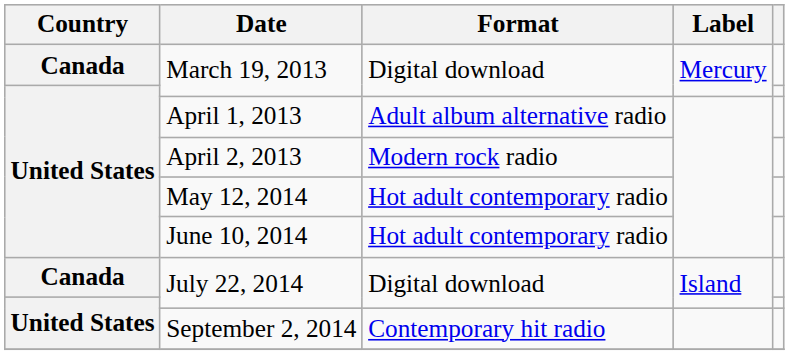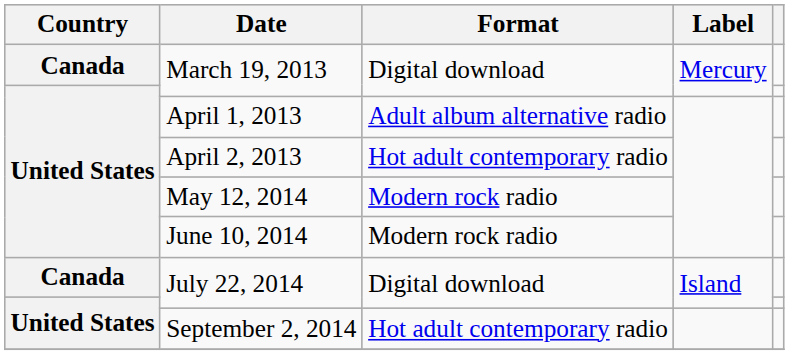(463, 156) Modern rock radio -> (518, 156) Hot adult contemporary radio
(518, 196) Hot adult contemporary radio -> (463, 196) Modern rock radio
(518, 236) Hot adult contemporary radio -> (463, 236) Modern rock radio
(487, 328) Contemporary hit radio -> (518, 328) Hot adult contemporary radio
